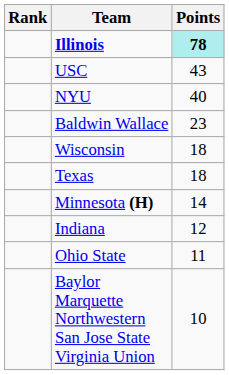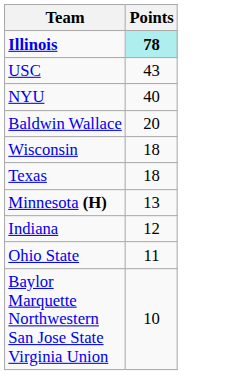- column: (28, 17)
(198, 123) 23 -> (152, 123) 20
(198, 202) 14 -> (152, 202) 13
